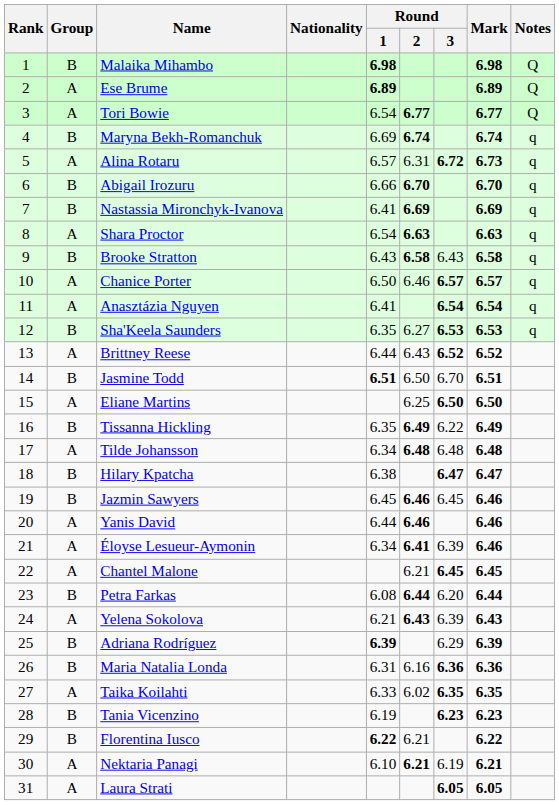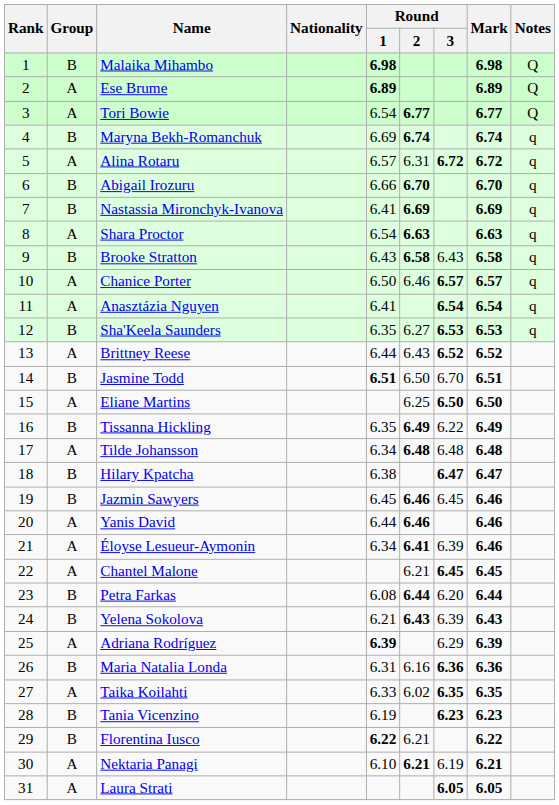(489, 161) 6.73 -> (489, 161) 6.72
(72, 619) A -> (72, 619) B
(72, 643) B -> (72, 643) A
